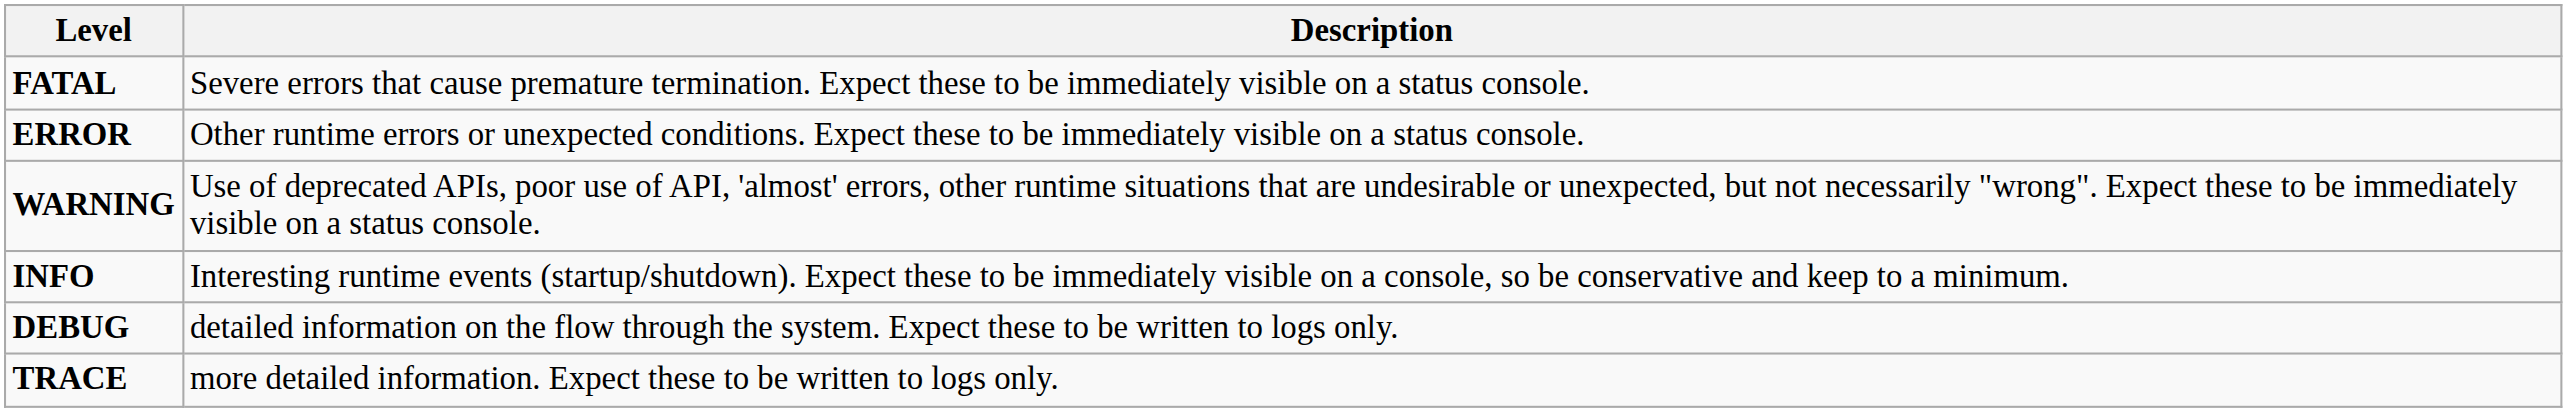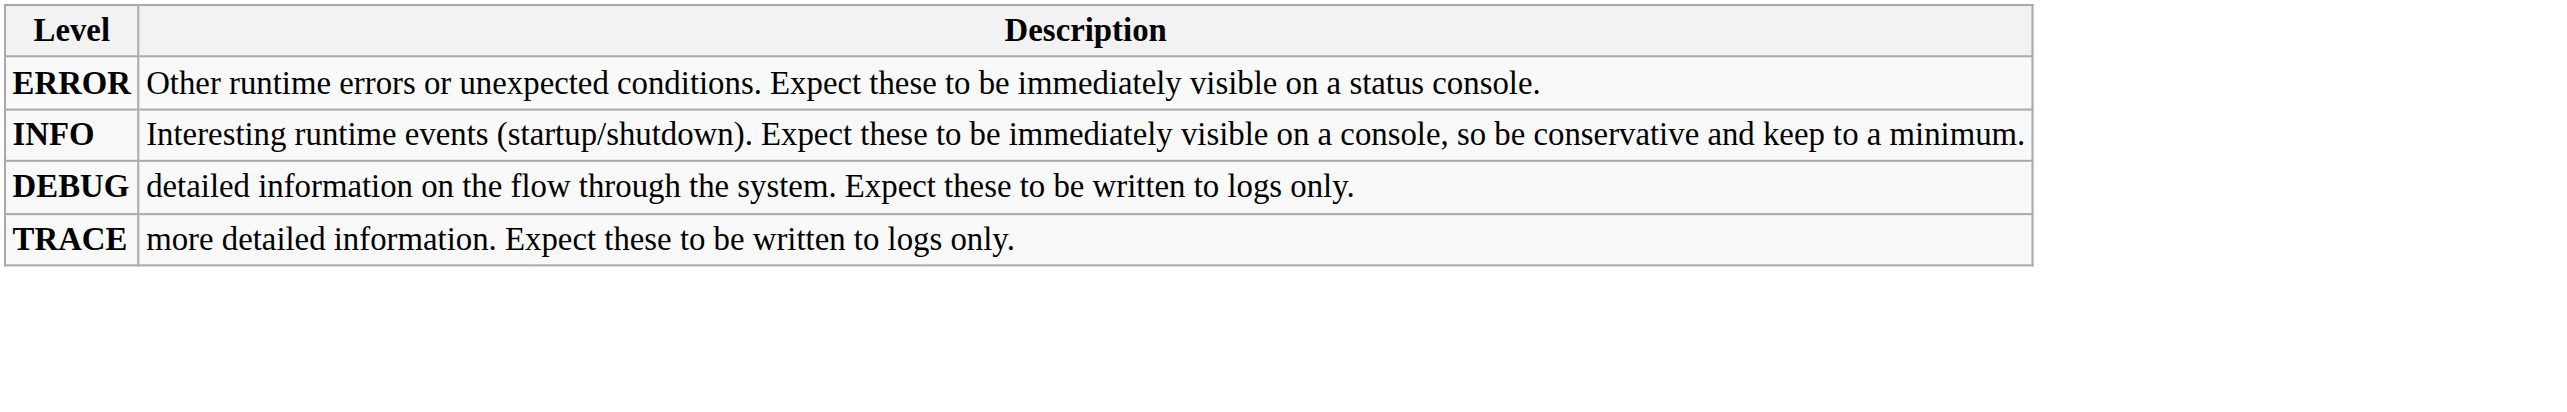- row: (65, 82)
- row: (94, 205)
